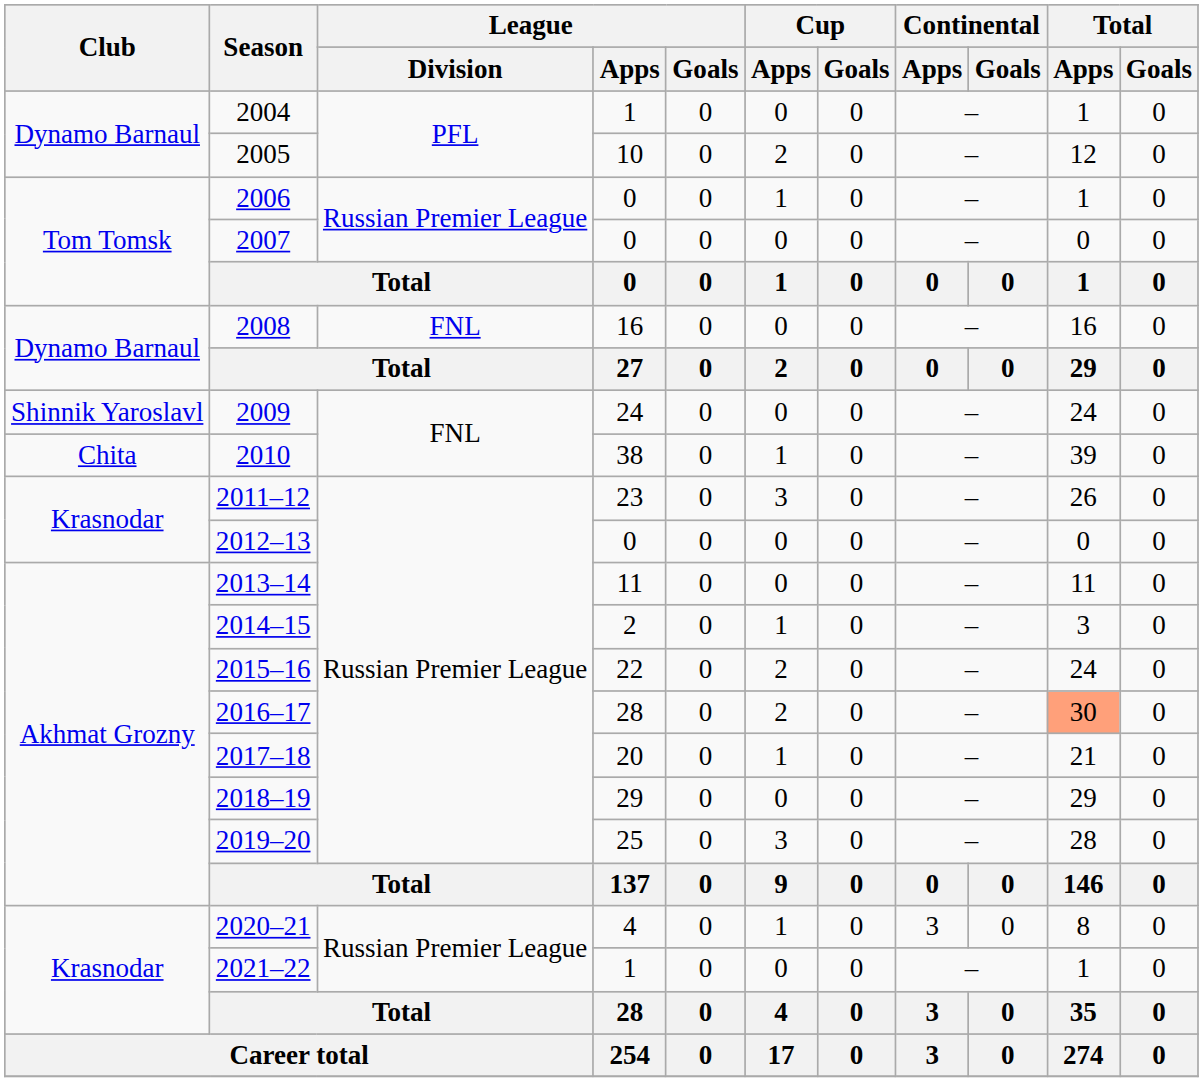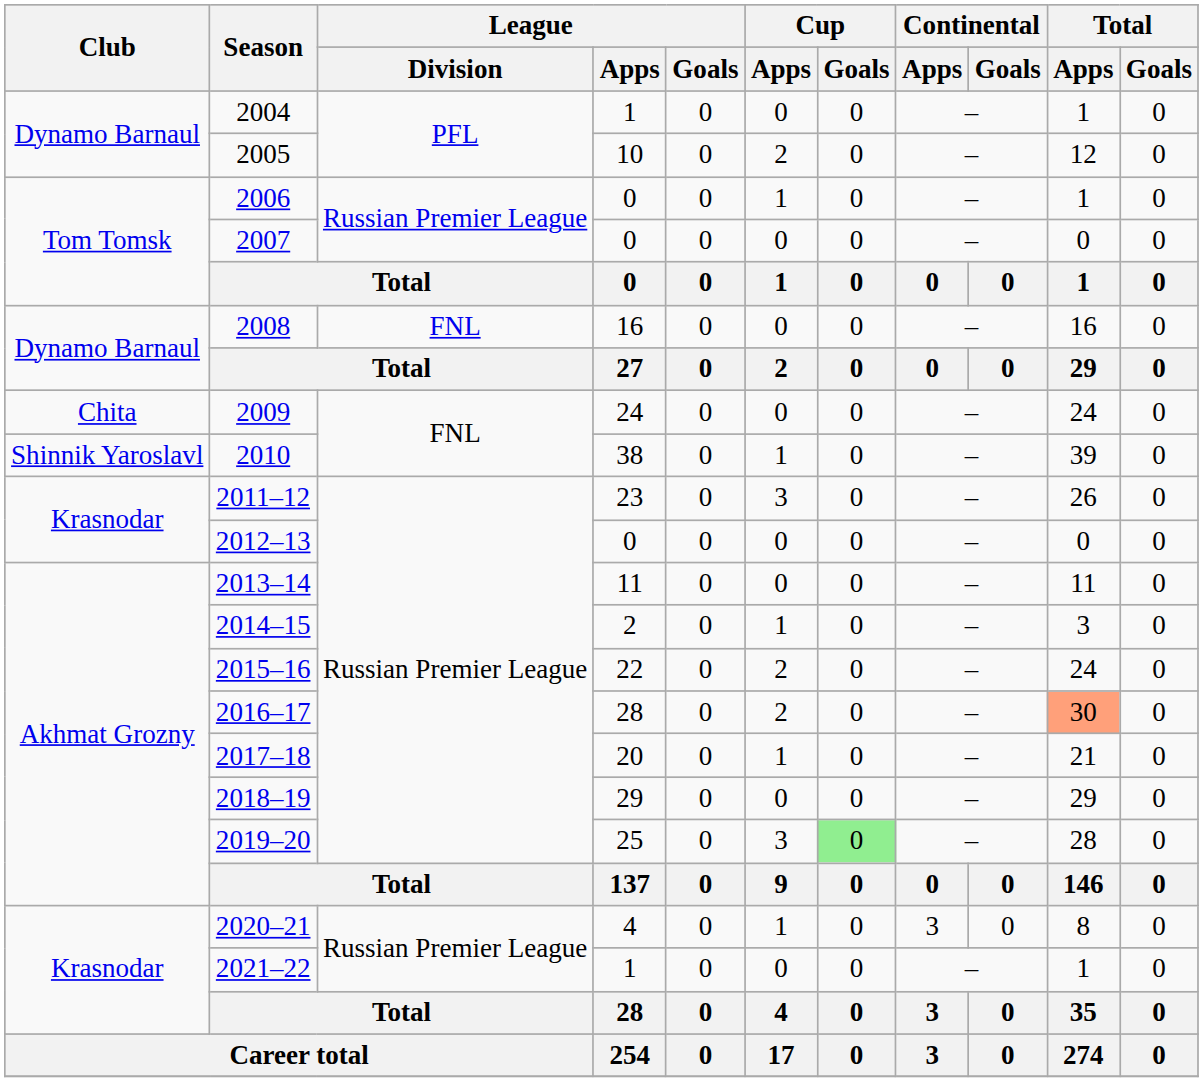(107, 411) Shinnik Yaroslavl -> (107, 411) Chita
(107, 454) Chita -> (107, 454) Shinnik Yaroslavl
(857, 840) no background -> (857, 840) lightgreen background
